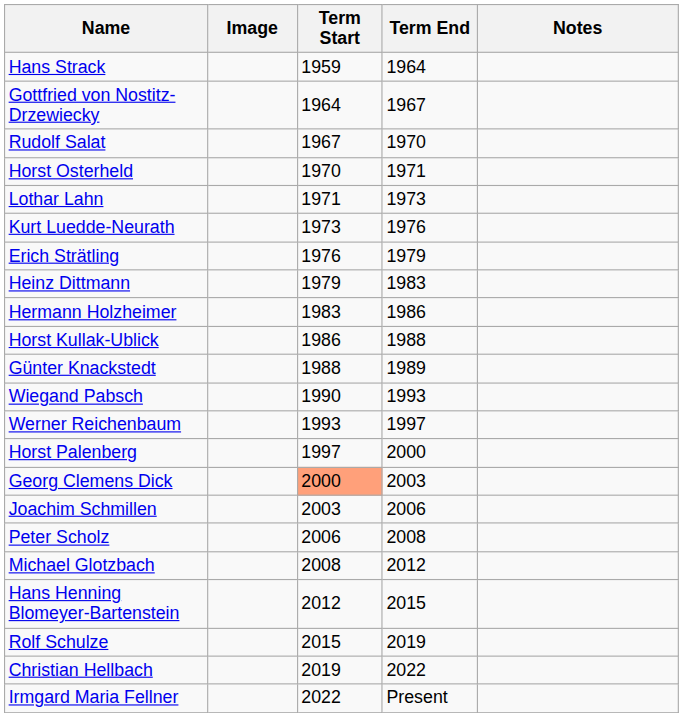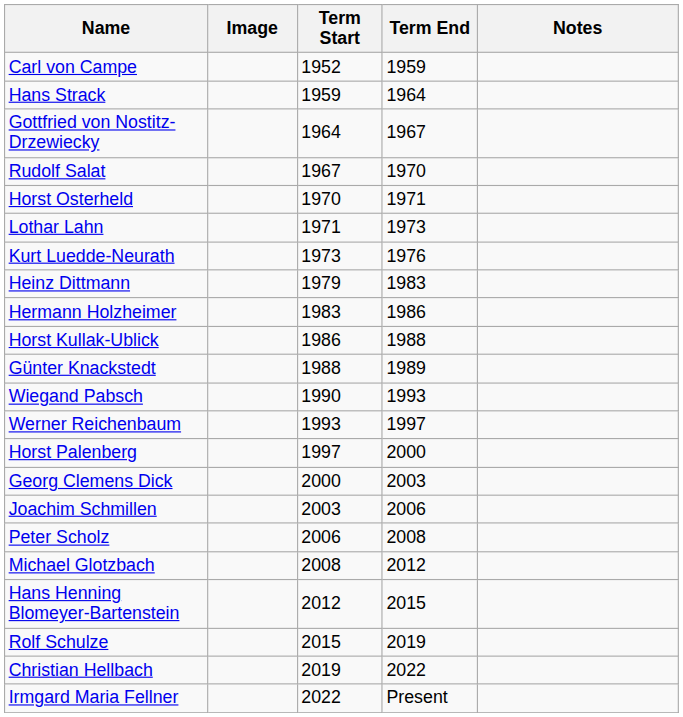+ row: (73, 66)
- row: (64, 255)
(321, 481) lightsalmon background -> (321, 481) no background
